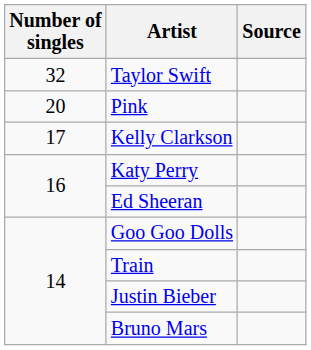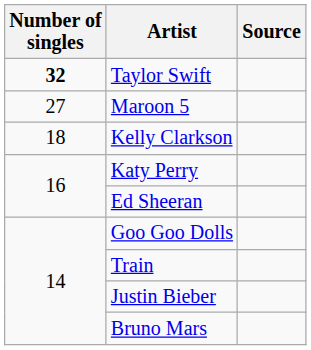(55, 74) normal -> (55, 74) bold
+ row: (150, 106)
- row: (129, 106)
(55, 138) 17 -> (55, 138) 18
